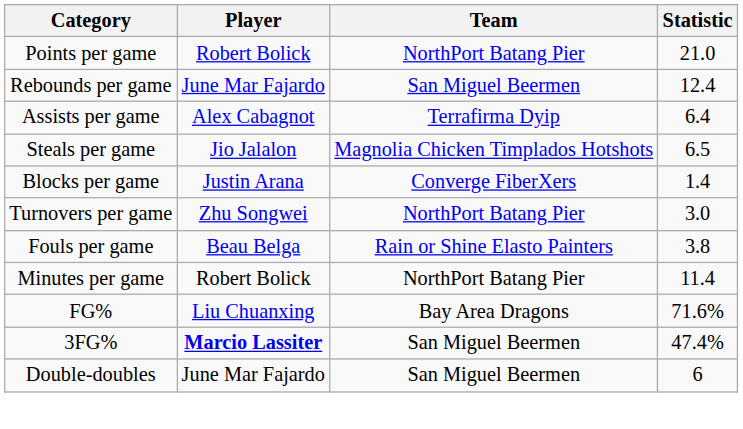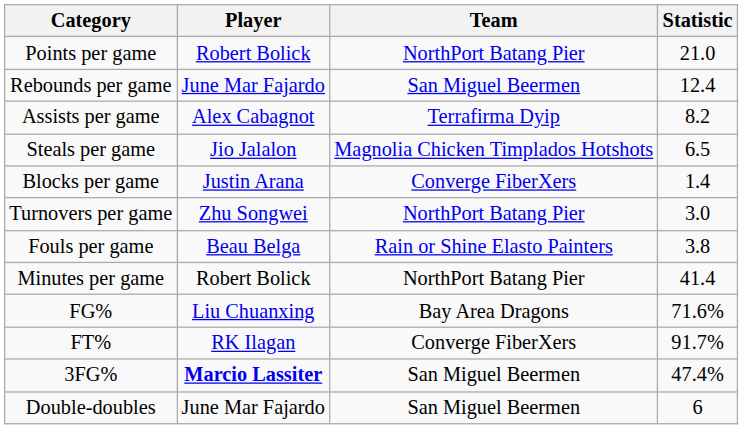(698, 117) 6.4 -> (698, 117) 8.2
(698, 278) 11.4 -> (698, 278) 41.4
+ row: (91, 342)
